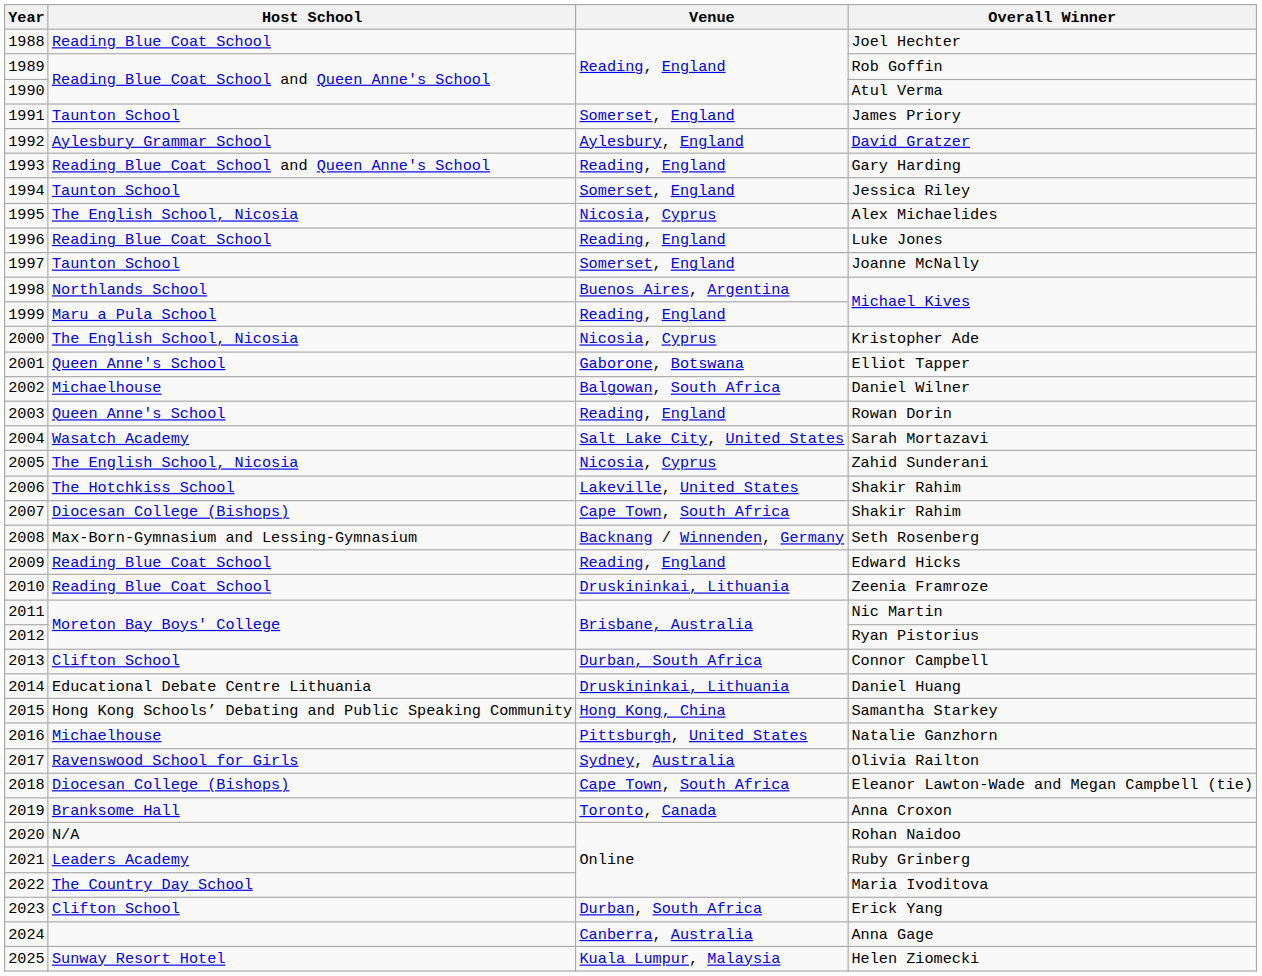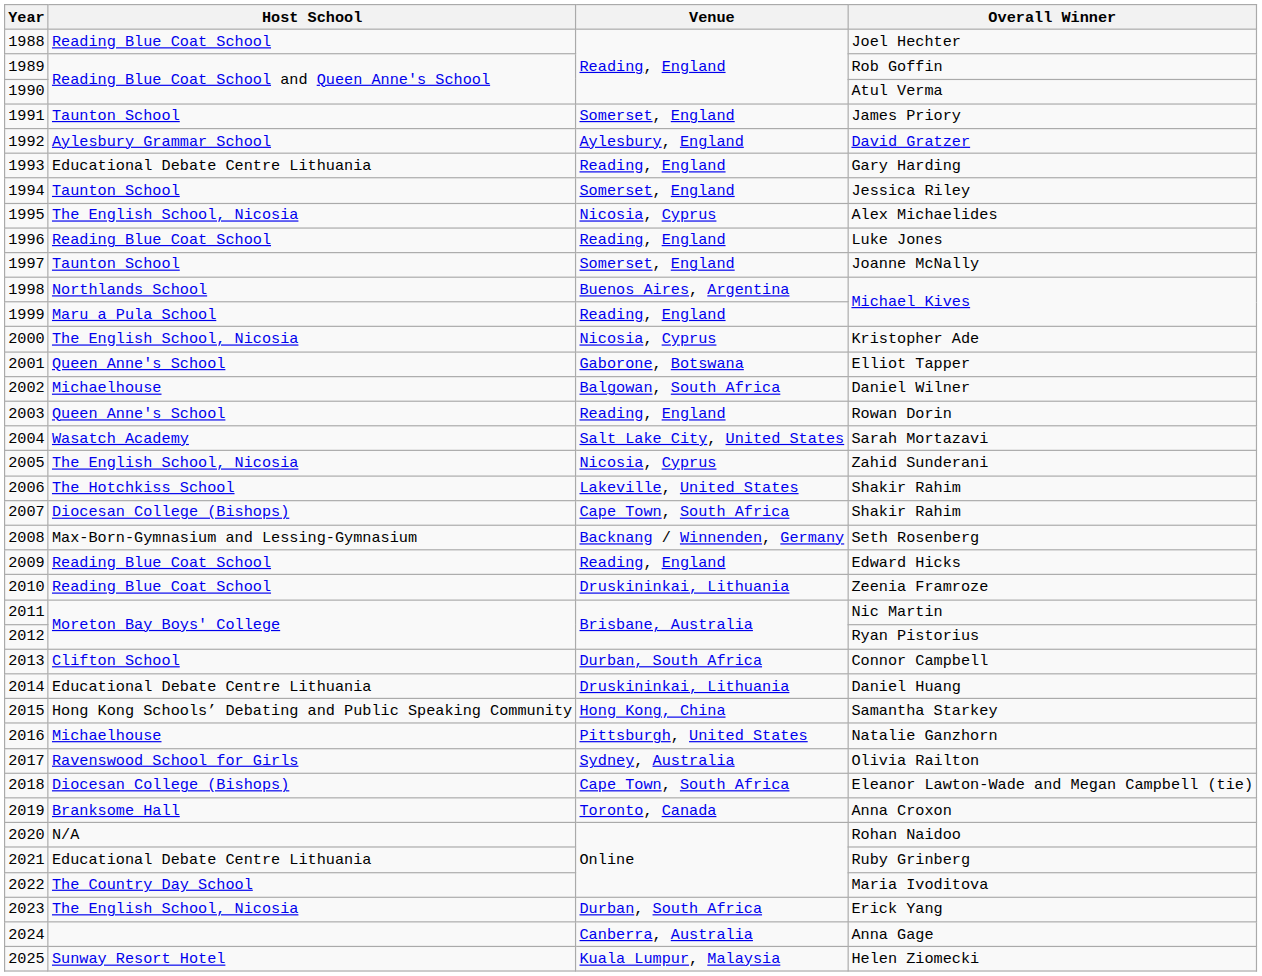(271, 166) Reading Blue Coat School and Queen Anne's School -> (212, 166) Educational Debate Centre Lithuania
(120, 860) Leaders Academy -> (212, 860) Educational Debate Centre Lithuania
(116, 909) Clifton School -> (175, 909) The English School, Nicosia
